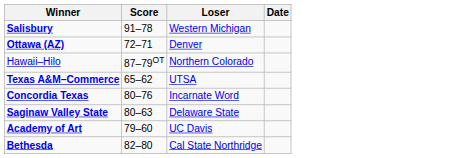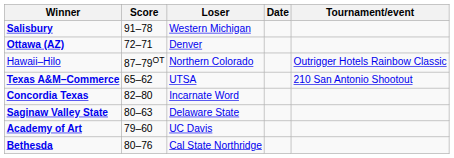+ column: (370, 12)
(138, 96) 80–76 -> (138, 96) 82–80
(138, 145) 82–80 -> (138, 145) 80–76
